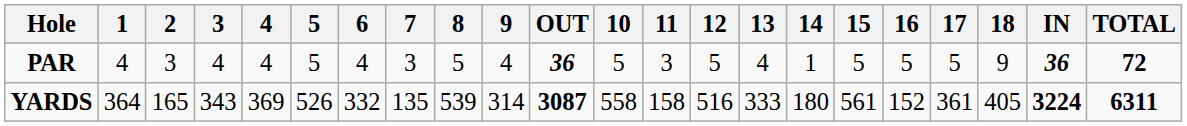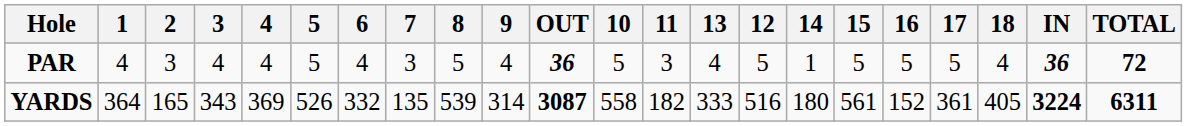columns swapped: (715, 23) <-> (763, 23)
(1003, 62) 9 -> (1003, 62) 4
(667, 101) 158 -> (667, 101) 182
